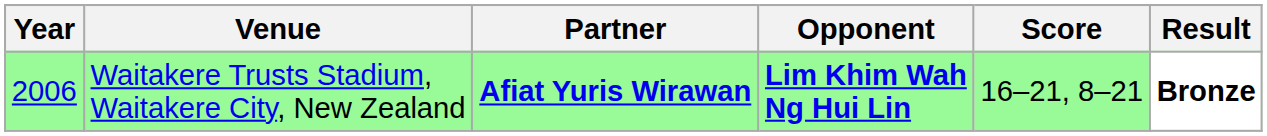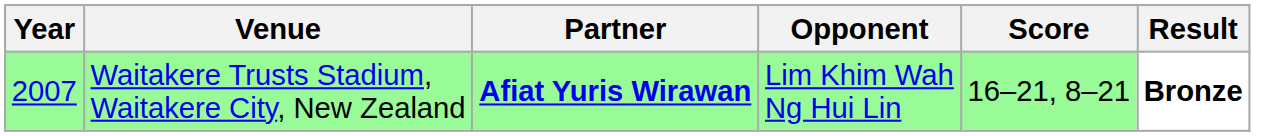(44, 91) 2006 -> (44, 91) 2007
(866, 91) bold -> (859, 91) normal
